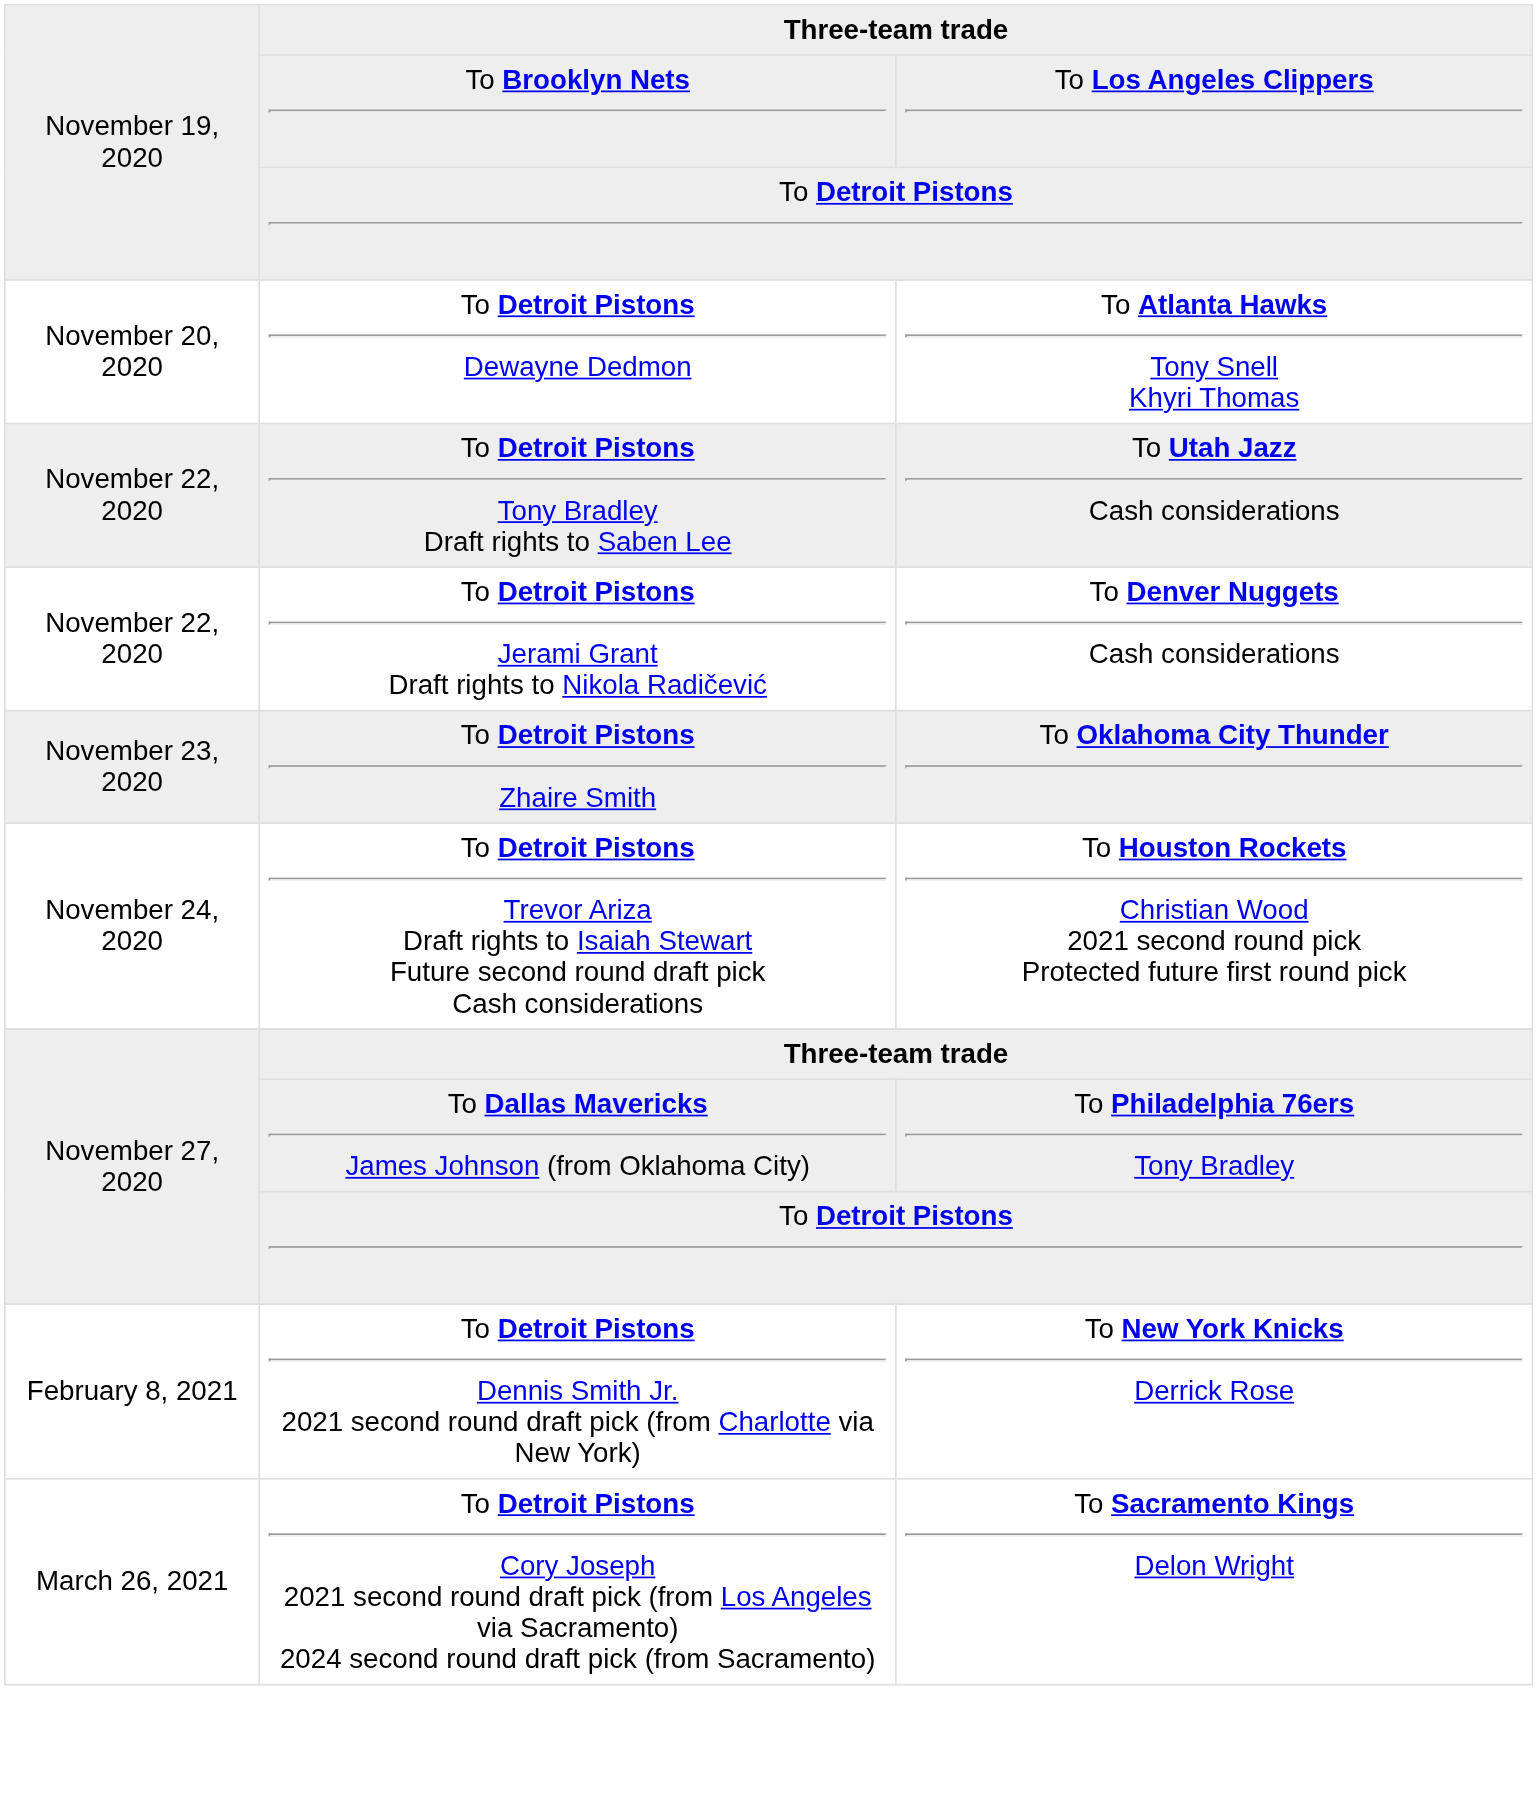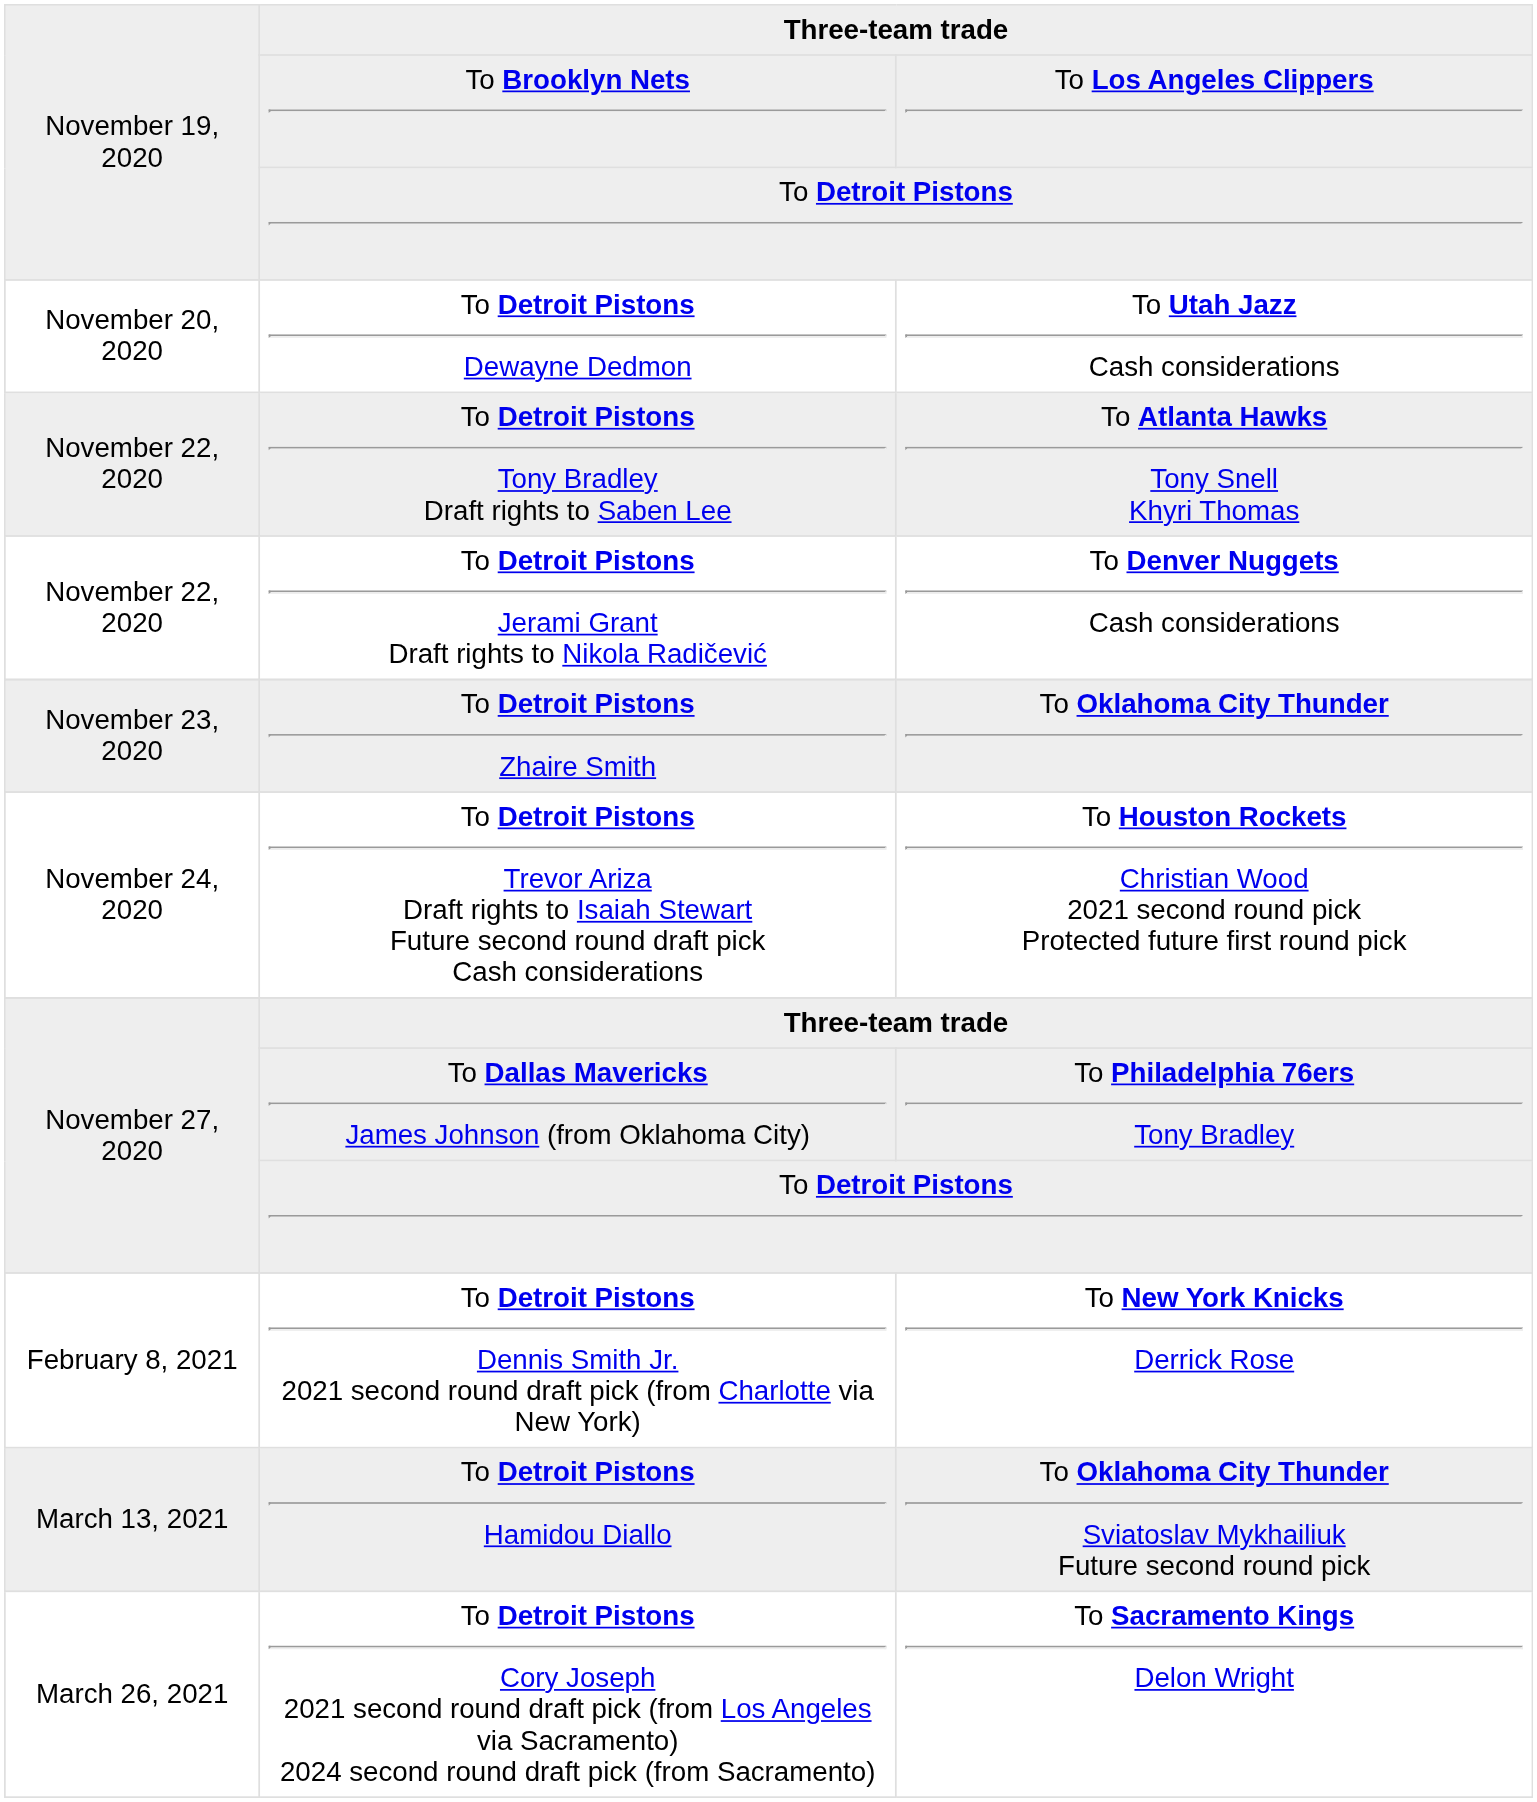(1214, 351) To Atlanta Hawks Tony Snell Khyri Thomas -> (1214, 335) To Utah Jazz Cash considerations
(1214, 479) To Utah Jazz Cash considerations -> (1214, 463) To Atlanta Hawks Tony Snell Khyri Thomas
+ row: (132, 1519)
